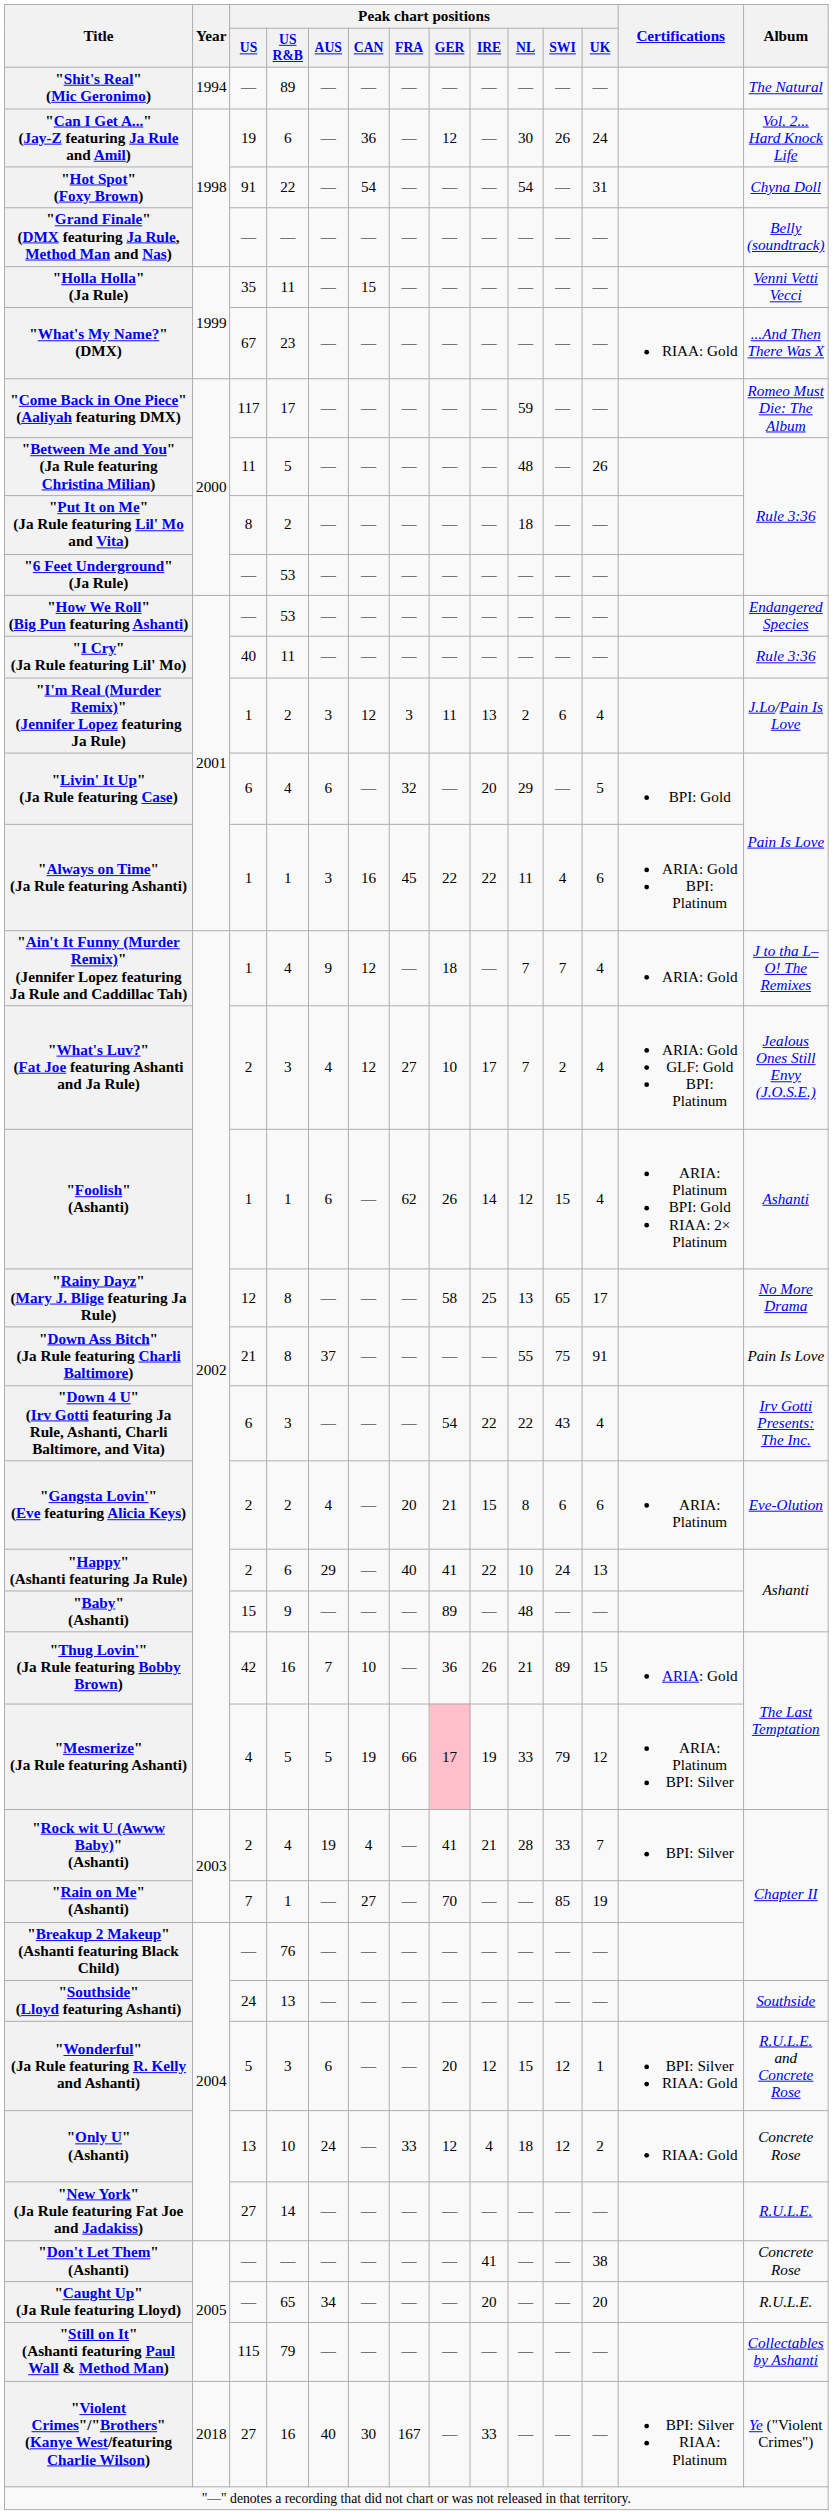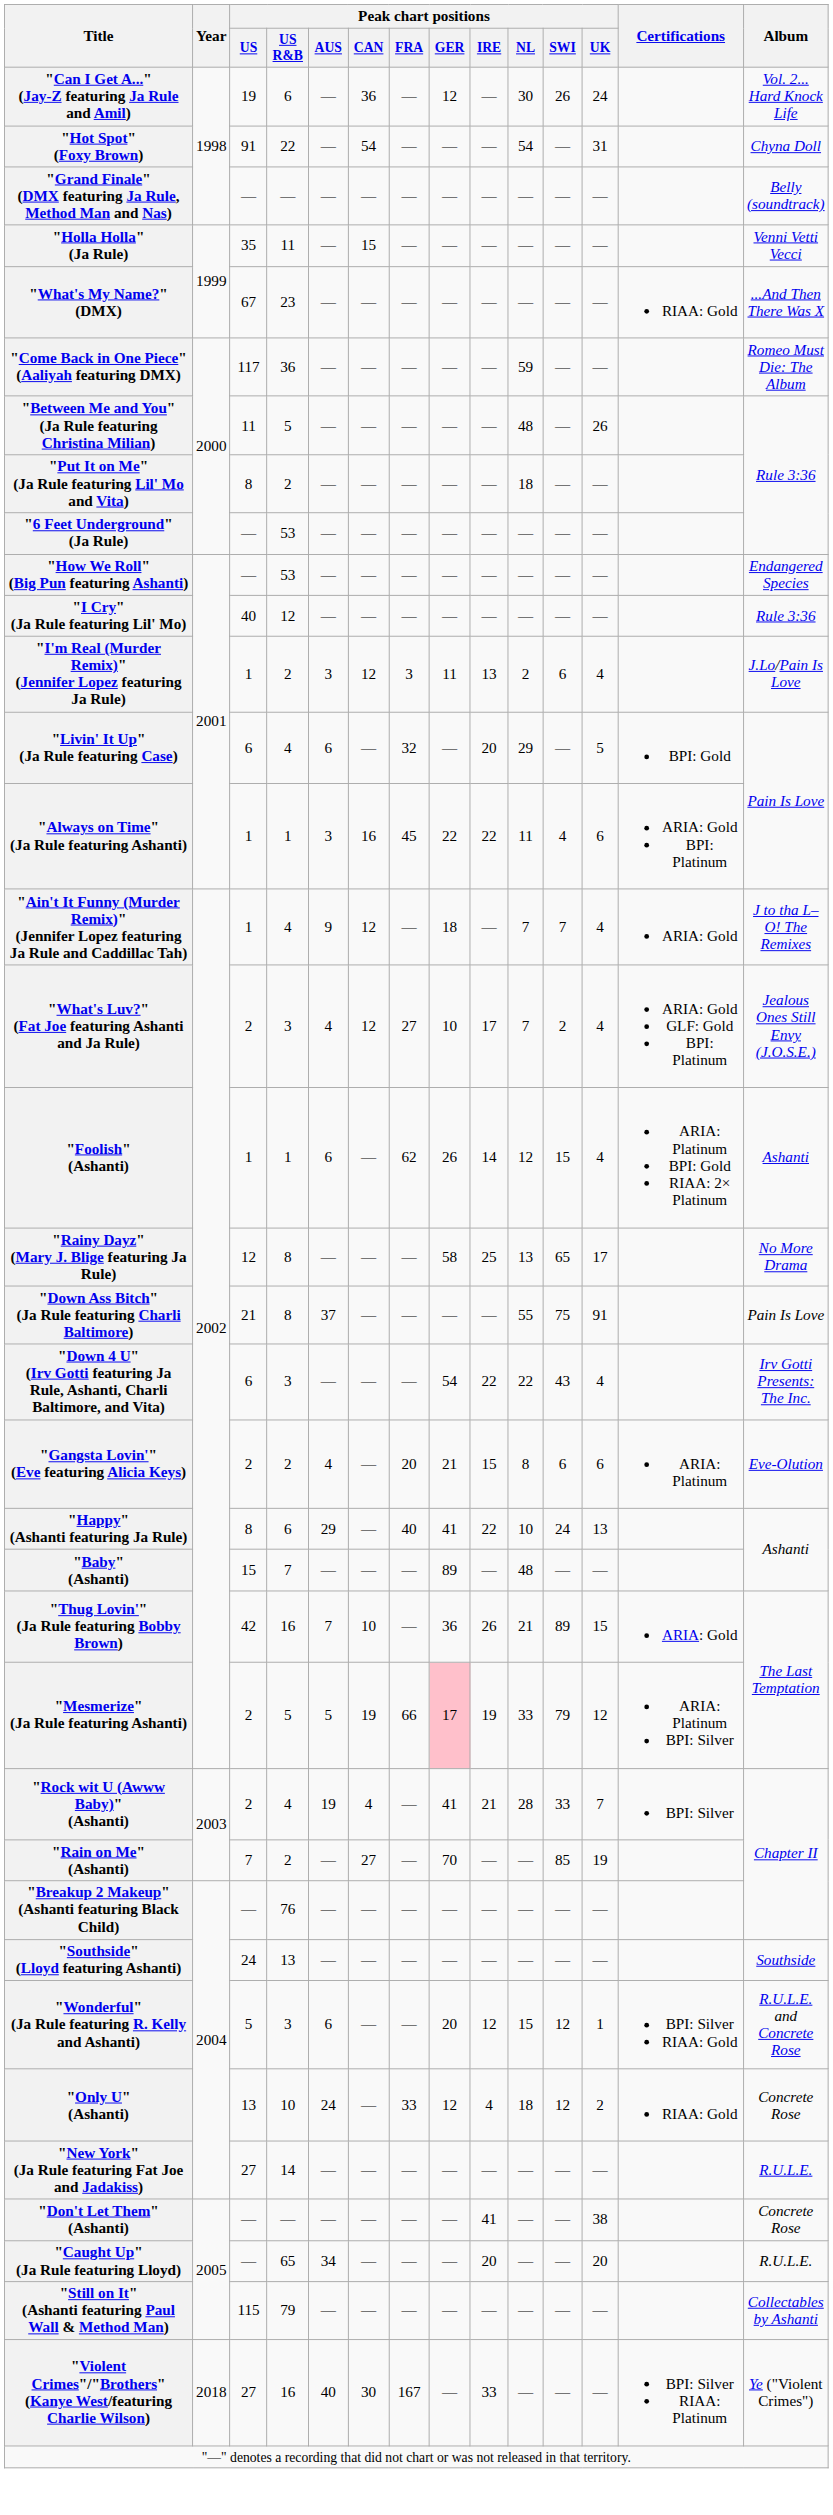- row: (99, 87)
(288, 408) 17 -> (288, 367) 36
(288, 657) 11 -> (288, 615) 12
(249, 1570) 2 -> (249, 1528) 8
(288, 1611) 9 -> (288, 1570) 7
(249, 1756) 4 -> (249, 1715) 2
(288, 1901) 1 -> (288, 1860) 2
